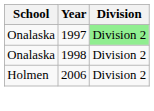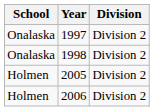(119, 34) lightgreen background -> (119, 34) no background
+ row: (74, 75)
